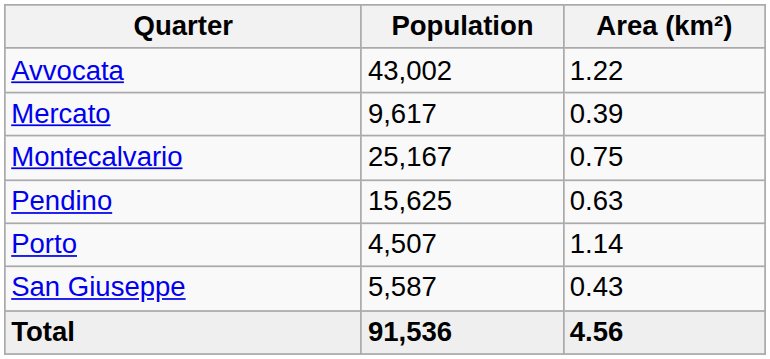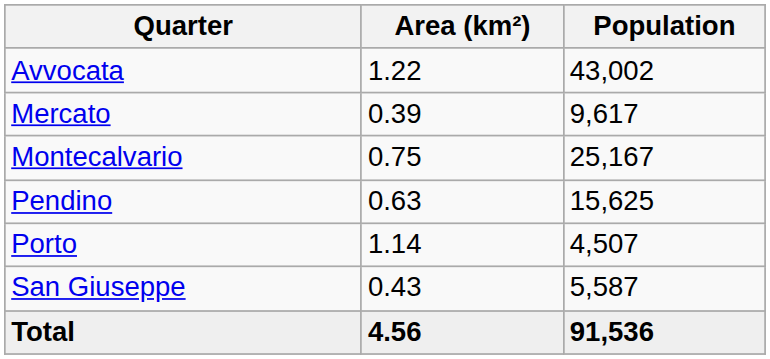columns swapped: (462, 26) <-> (664, 26)
